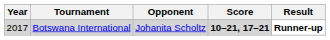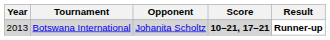(17, 28) 2017 -> (17, 28) 2013
